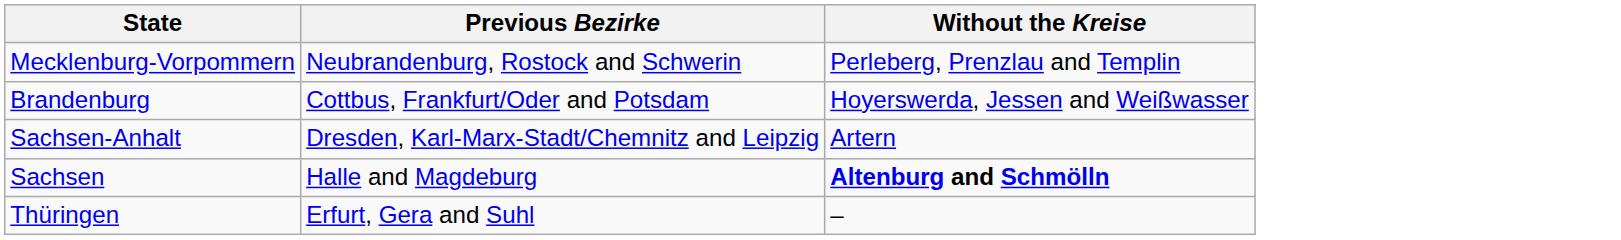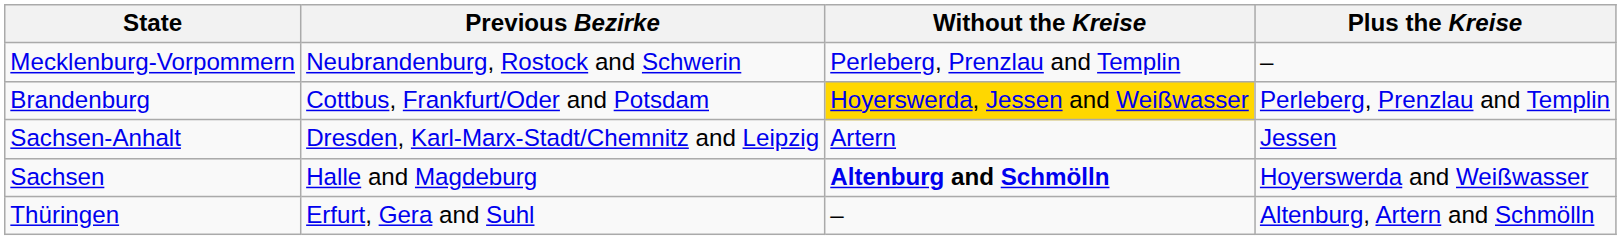+ column: (1435, 23)
(1040, 100) no background -> (1040, 100) gold background
